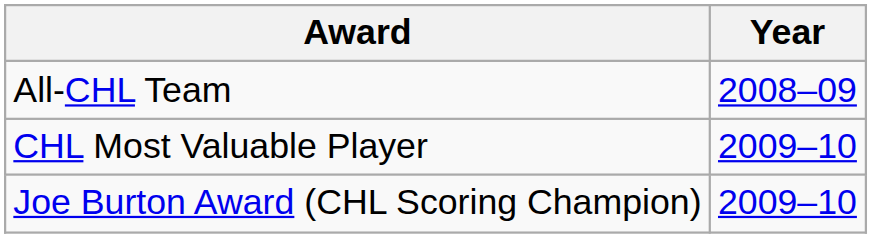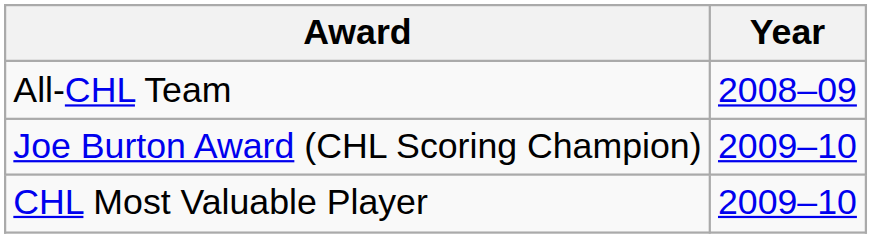rows swapped: (221, 145) <-> (357, 202)
